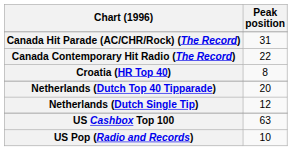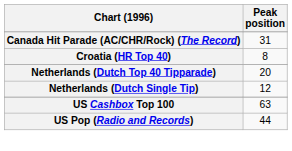- row: (124, 56)
(265, 137) 10 -> (265, 121) 44
